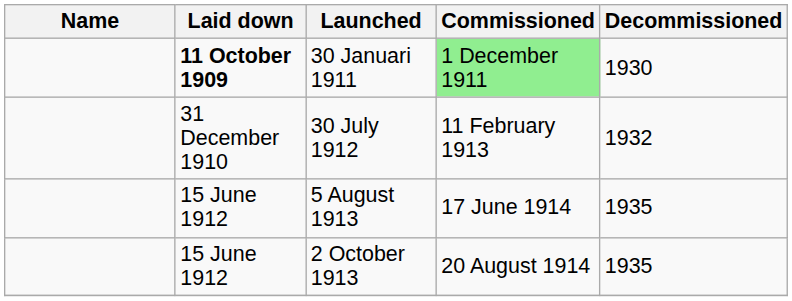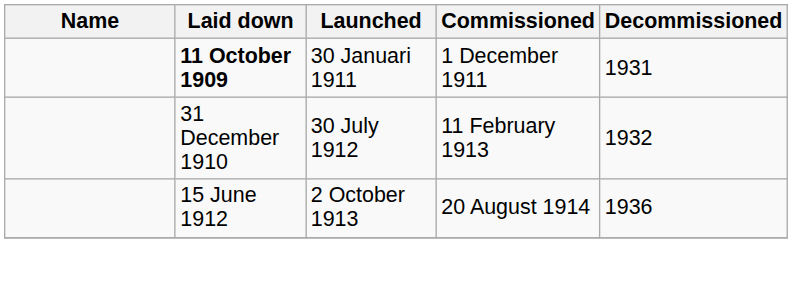(500, 67) lightgreen background -> (500, 67) no background
(629, 67) 1930 -> (629, 67) 1931
- row: (353, 207)
(629, 266) 1935 -> (629, 207) 1936
